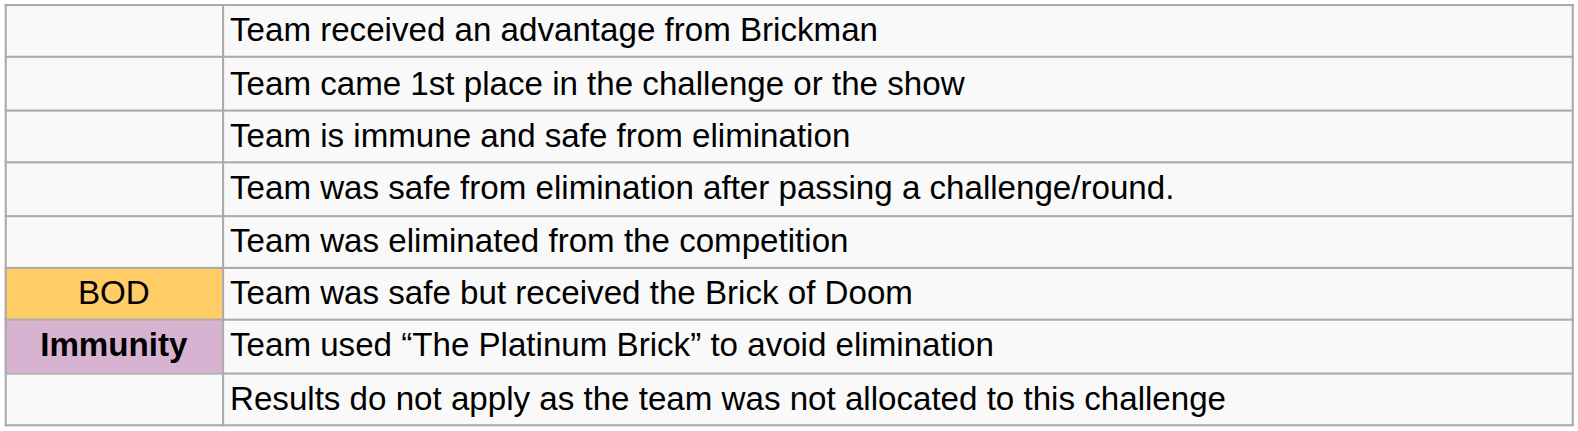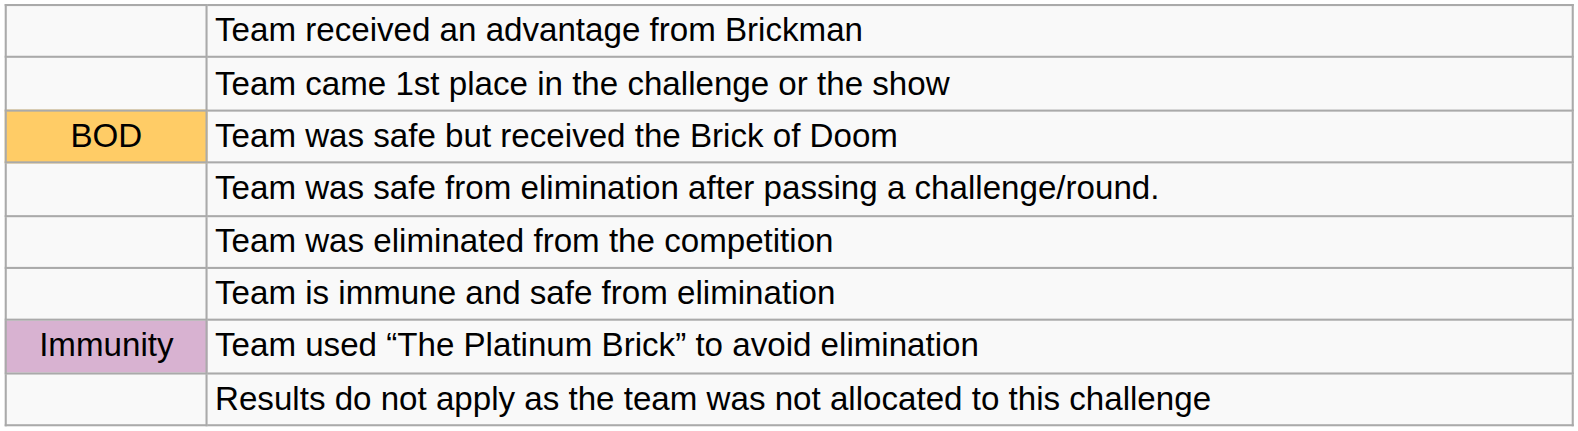rows swapped: (540, 135) <-> (571, 293)
(114, 345) bold -> (106, 345) normal
